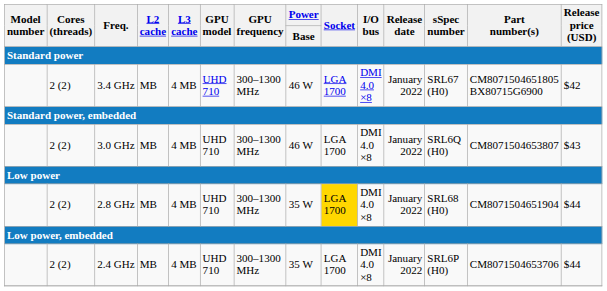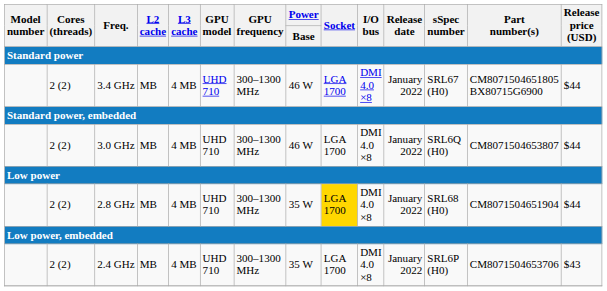(572, 85) $42 -> (572, 85) $44
(572, 145) $43 -> (572, 145) $44
(572, 265) $44 -> (572, 265) $43
